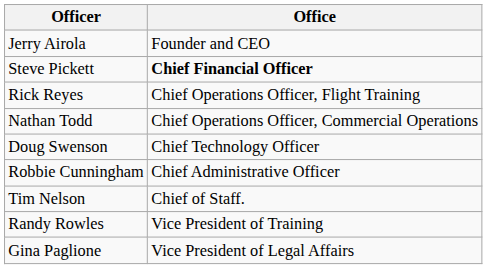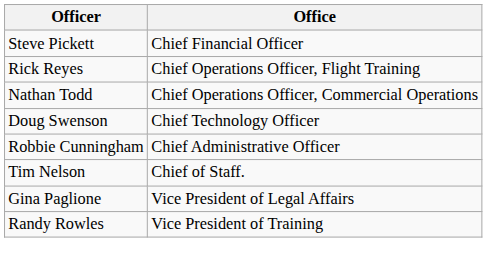- row: (47, 43)
(232, 69) bold -> (227, 43) normal
rows swapped: (55, 250) <-> (56, 224)
